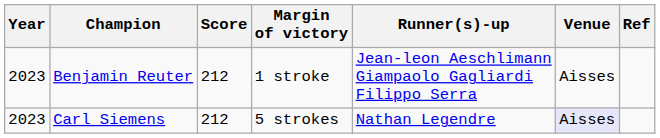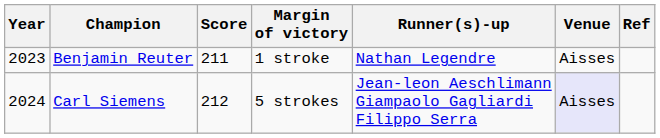(215, 78) 212 -> (215, 60) 211
(454, 78) Jean-leon Aeschlimann Giampaolo Gagliardi Filippo Serra -> (426, 60) Nathan Legendre
(27, 121) 2023 -> (27, 103) 2024
(426, 121) Nathan Legendre -> (454, 103) Jean-leon Aeschlimann Giampaolo Gagliardi Filippo Serra
